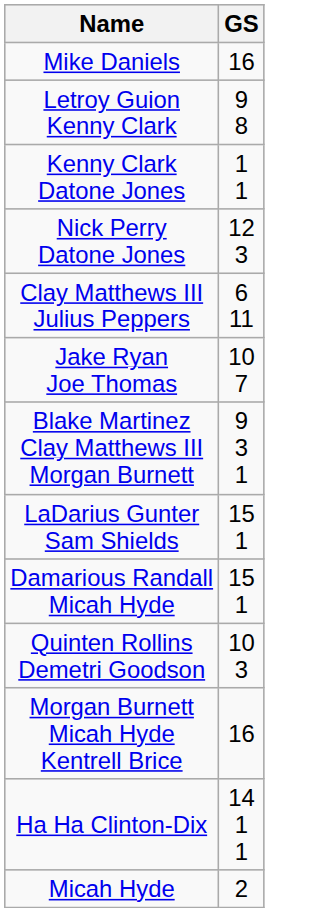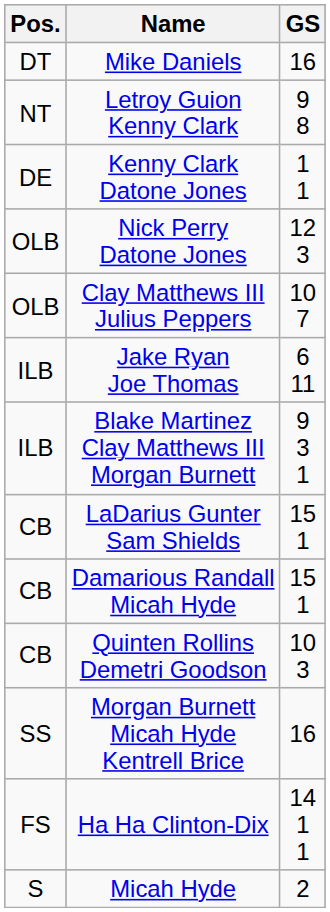+ column: (36, 24)
(241, 306) 6 11 -> (303, 306) 10 7
(241, 371) 10 7 -> (303, 371) 6 11
